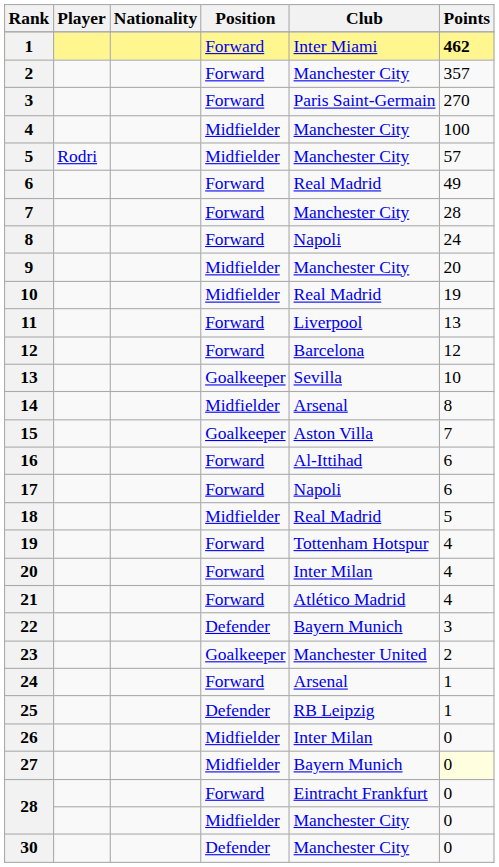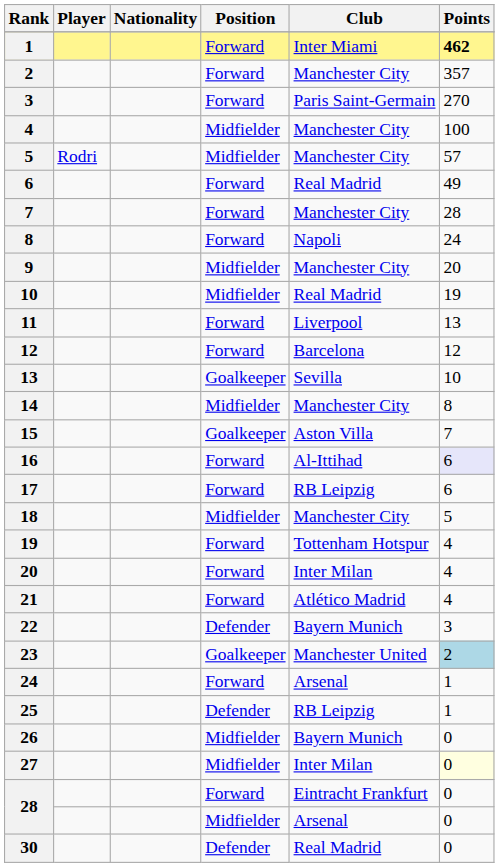(321, 405) Arsenal -> (351, 405) Manchester City
(448, 460) no background -> (448, 460) lavender background
(317, 488) Napoli -> (334, 488) RB Leipzig
(337, 516) Real Madrid -> (351, 516) Manchester City
(448, 654) no background -> (448, 654) lightblue background
(333, 737) Inter Milan -> (348, 737) Bayern Munich
(348, 765) Bayern Munich -> (333, 765) Inter Milan
(351, 820) Manchester City -> (321, 820) Arsenal
(351, 848) Manchester City -> (337, 848) Real Madrid
